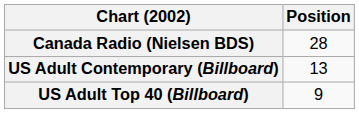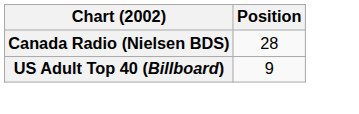- row: (144, 69)
